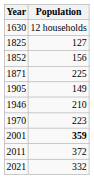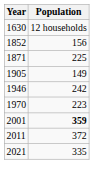- row: (16, 43)
(79, 105) 210 -> (79, 89) 242
(79, 167) 332 -> (79, 151) 335
